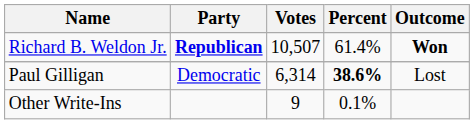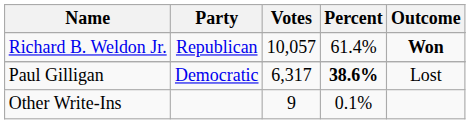(219, 47) bold -> (217, 47) normal
(295, 47) 10,507 -> (291, 47) 10,057
(295, 75) 6,314 -> (291, 75) 6,317
